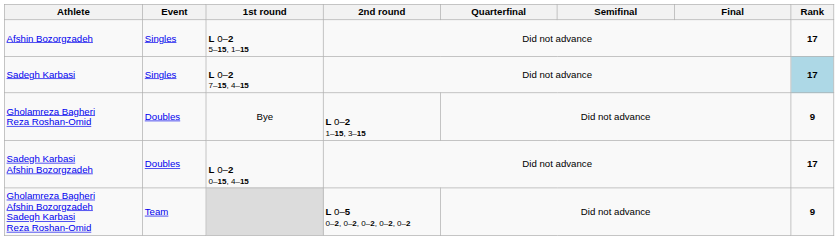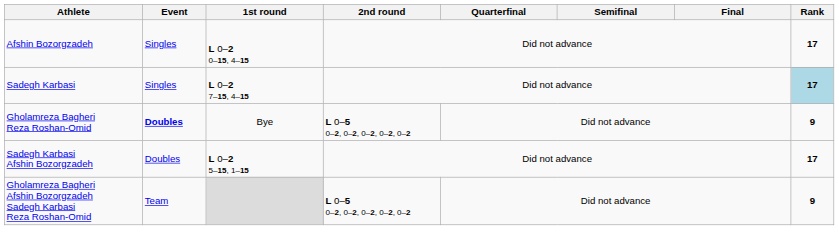(229, 44) L 0–2 5–15, 1–15 -> (229, 54) L 0–2 0–15, 4–15
(162, 117) normal -> (164, 122) bold
(346, 128) L 0–2 1–15, 3–15 -> (368, 128) L 0–5 0–2, 0–2, 0–2, 0–2, 0–2
(229, 175) L 0–2 0–15, 4–15 -> (229, 164) L 0–2 5–15, 1–15
